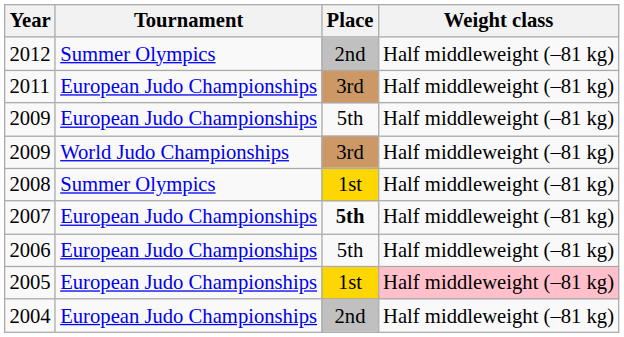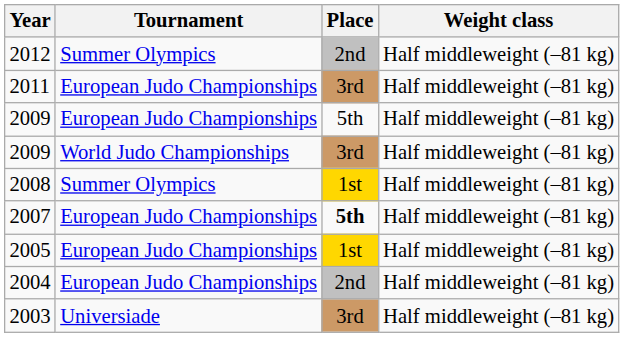- row: (30, 250)
(499, 282) pink background -> (499, 250) no background
+ row: (30, 315)
